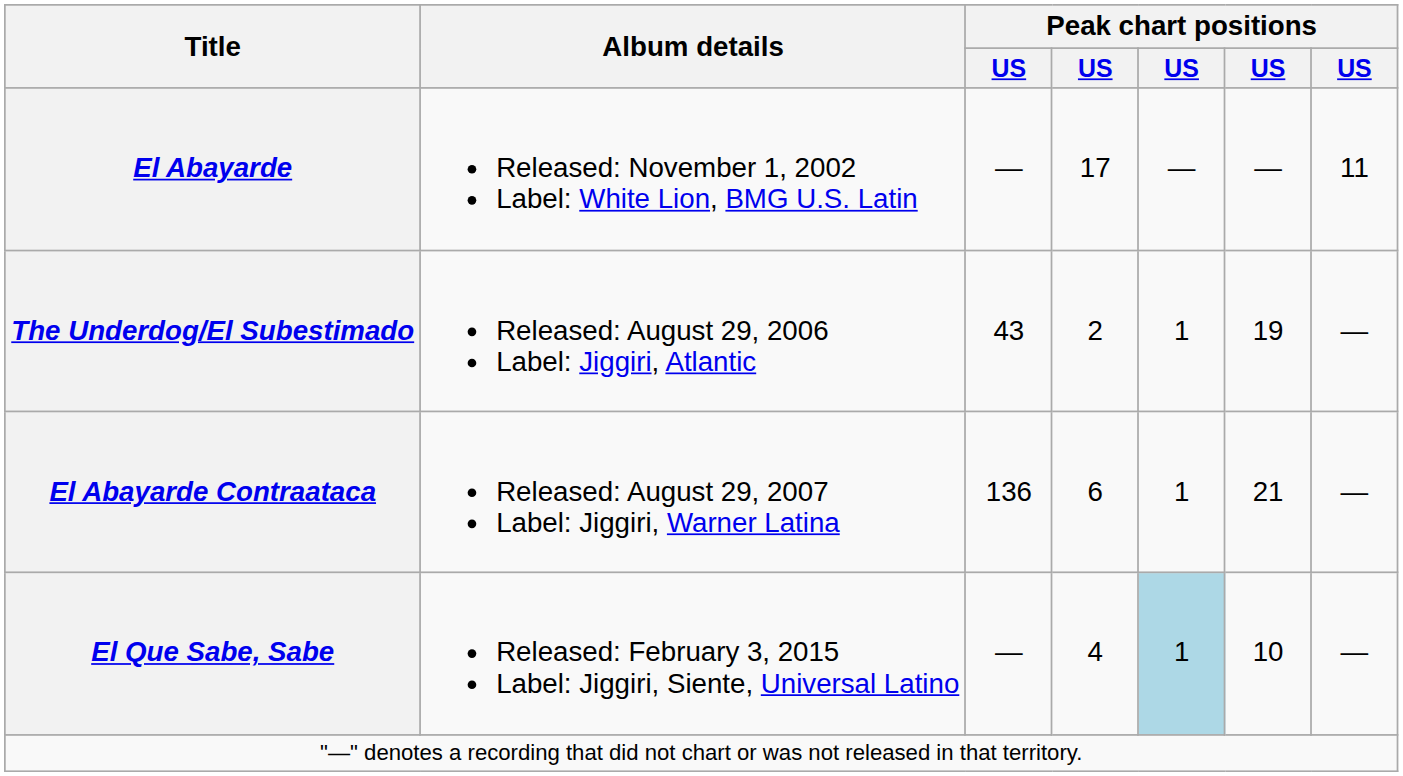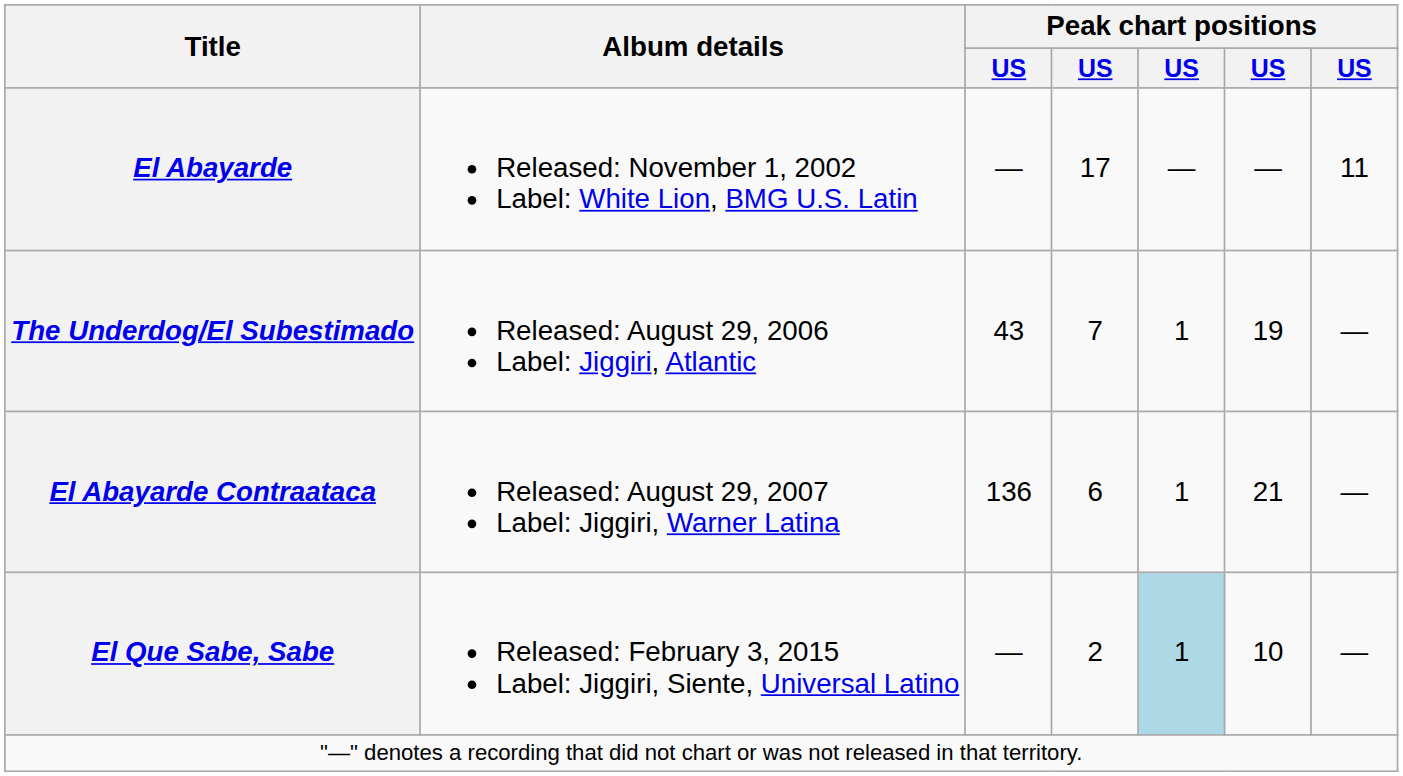(1095, 330) 2 -> (1095, 330) 7
(1095, 653) 4 -> (1095, 653) 2
